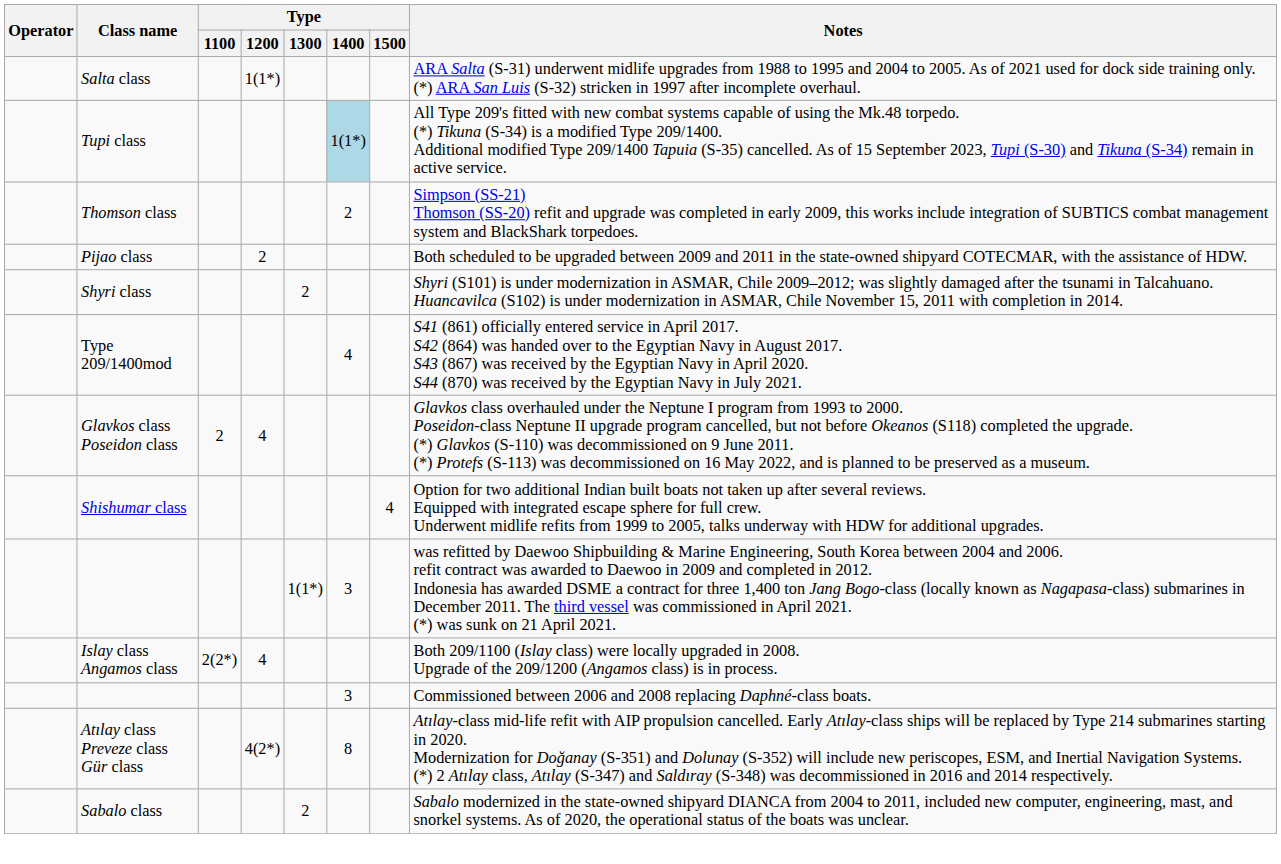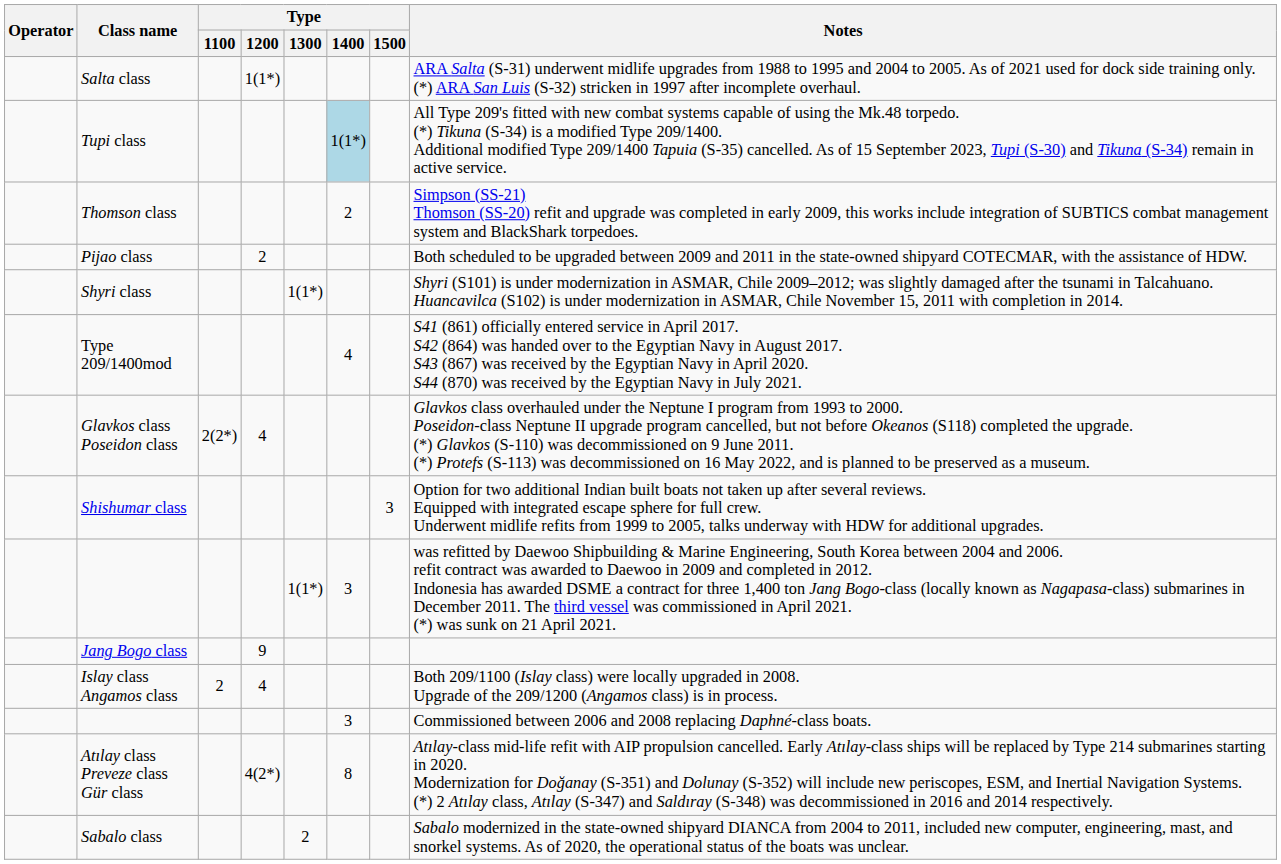(305, 292) 2 -> (305, 292) 1(1*)
(220, 435) 2 -> (220, 435) 2(2*)
(390, 507) 4 -> (390, 507) 3
+ row: (134, 650)
(220, 660) 2(2*) -> (220, 686) 2
